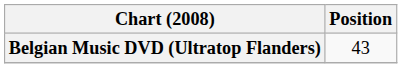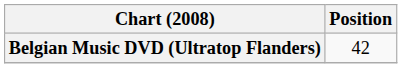(361, 47) 43 -> (361, 47) 42
